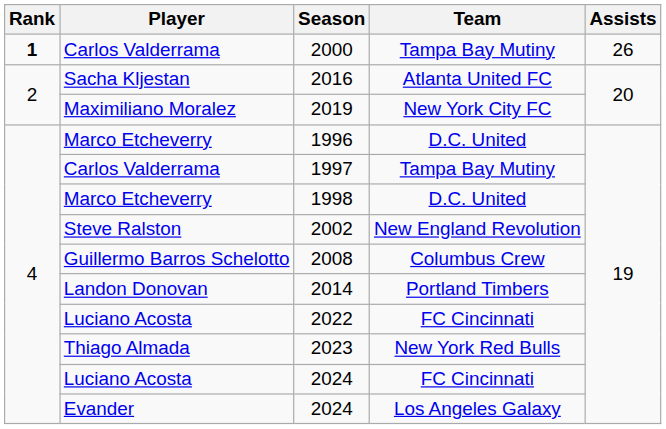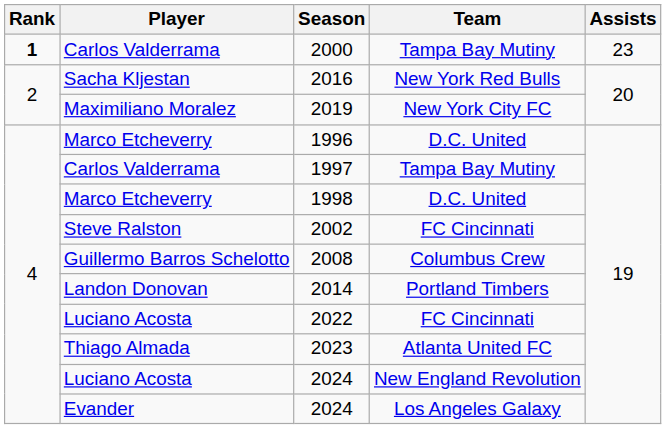(623, 49) 26 -> (623, 49) 23
(477, 79) Atlanta United FC -> (477, 79) New York Red Bulls
(477, 229) New England Revolution -> (477, 229) FC Cincinnati
(477, 348) New York Red Bulls -> (477, 348) Atlanta United FC
(477, 378) FC Cincinnati -> (477, 378) New England Revolution
